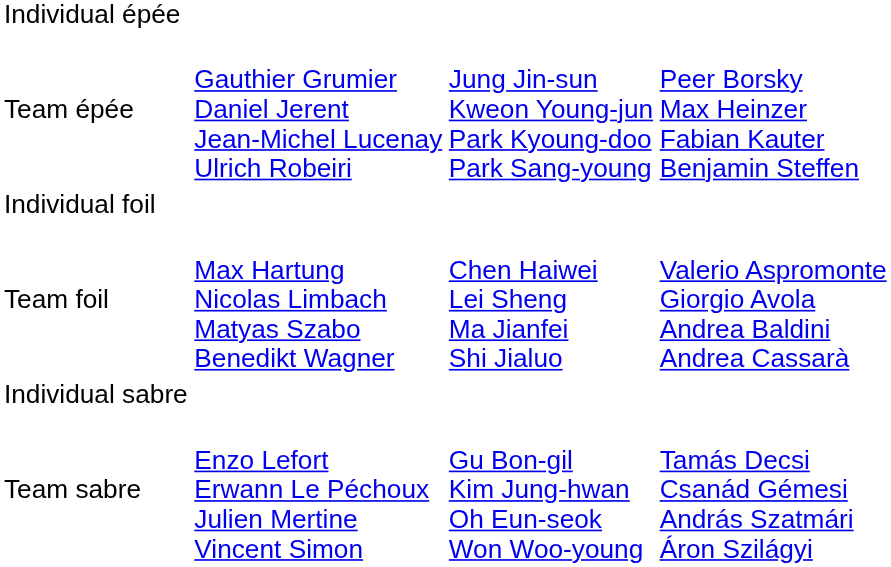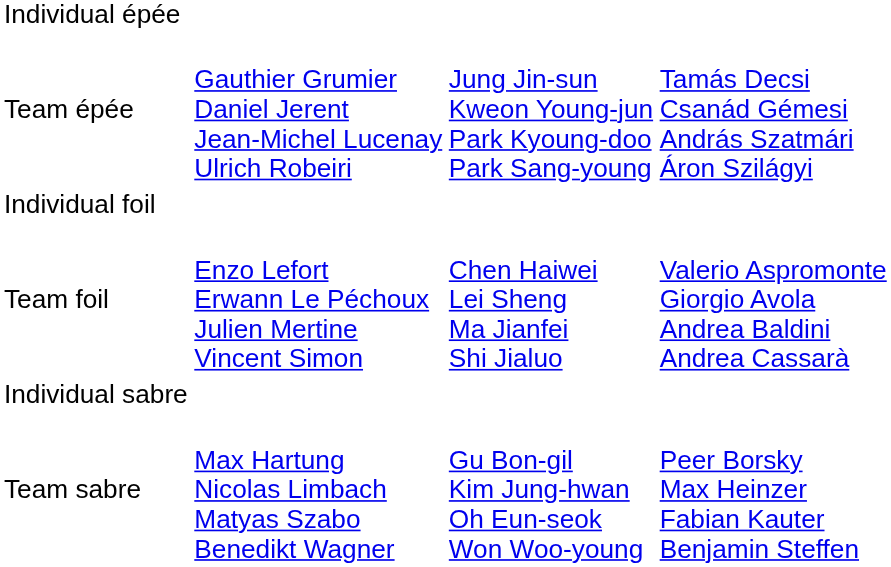(759, 124) Peer Borsky Max Heinzer Fabian Kauter Benjamin Steffen -> (757, 124) Tamás Decsi Csanád Gémesi András Szatmári Áron Szilágyi
(294, 314) Max Hartung Nicolas Limbach Matyas Szabo Benedikt Wagner -> (312, 314) Enzo Lefort Erwann Le Péchoux Julien Mertine Vincent Simon
(312, 504) Enzo Lefort Erwann Le Péchoux Julien Mertine Vincent Simon -> (294, 504) Max Hartung Nicolas Limbach Matyas Szabo Benedikt Wagner
(757, 504) Tamás Decsi Csanád Gémesi András Szatmári Áron Szilágyi -> (759, 504) Peer Borsky Max Heinzer Fabian Kauter Benjamin Steffen
